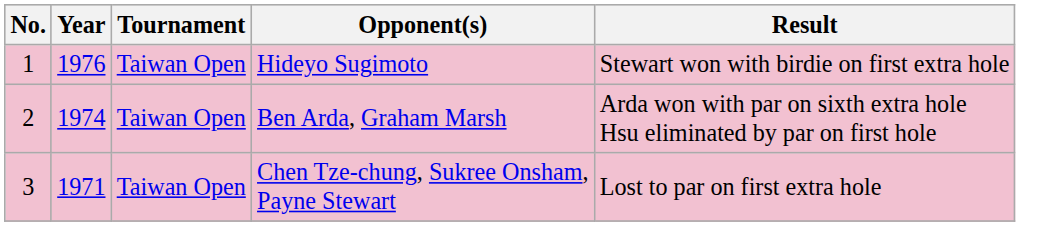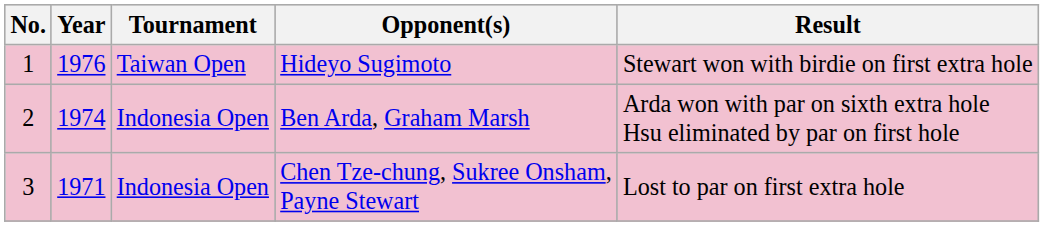(181, 118) Taiwan Open -> (193, 118) Indonesia Open
(181, 187) Taiwan Open -> (193, 187) Indonesia Open
